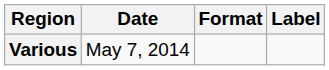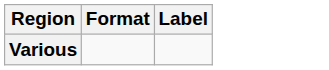- column: (138, 19)
